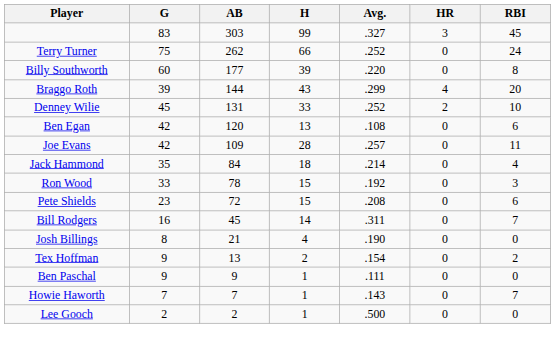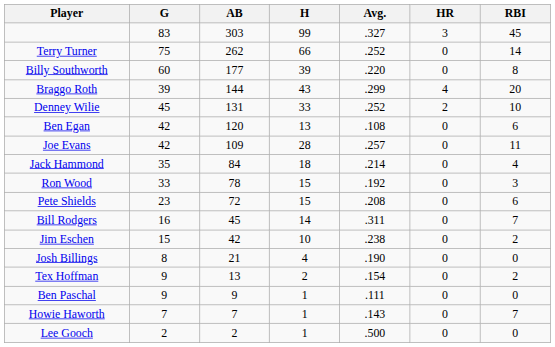(515, 51) 24 -> (515, 51) 14
+ row: (67, 239)
